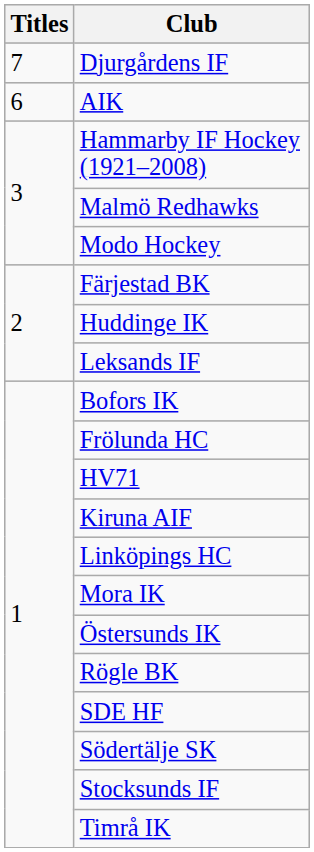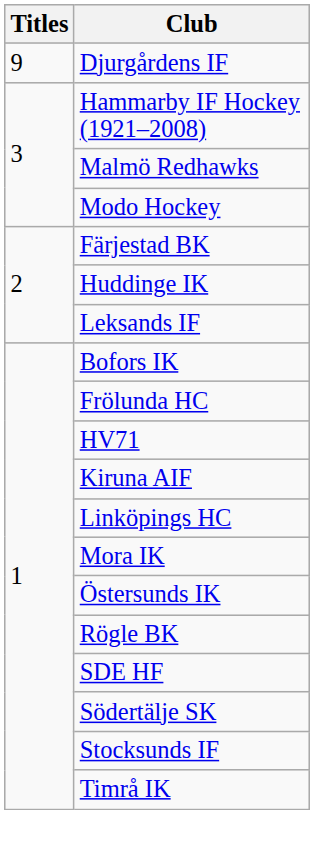(17, 62) 7 -> (17, 62) 9
- row: (101, 101)
